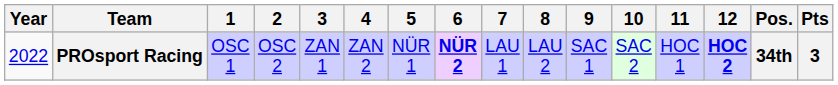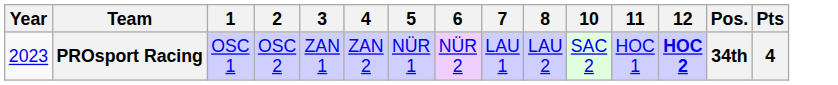- column: (589, 18)
(28, 56) 2022 -> (28, 56) 2023
(458, 56) bold -> (458, 56) normal
(815, 56) 3 -> (770, 56) 4
